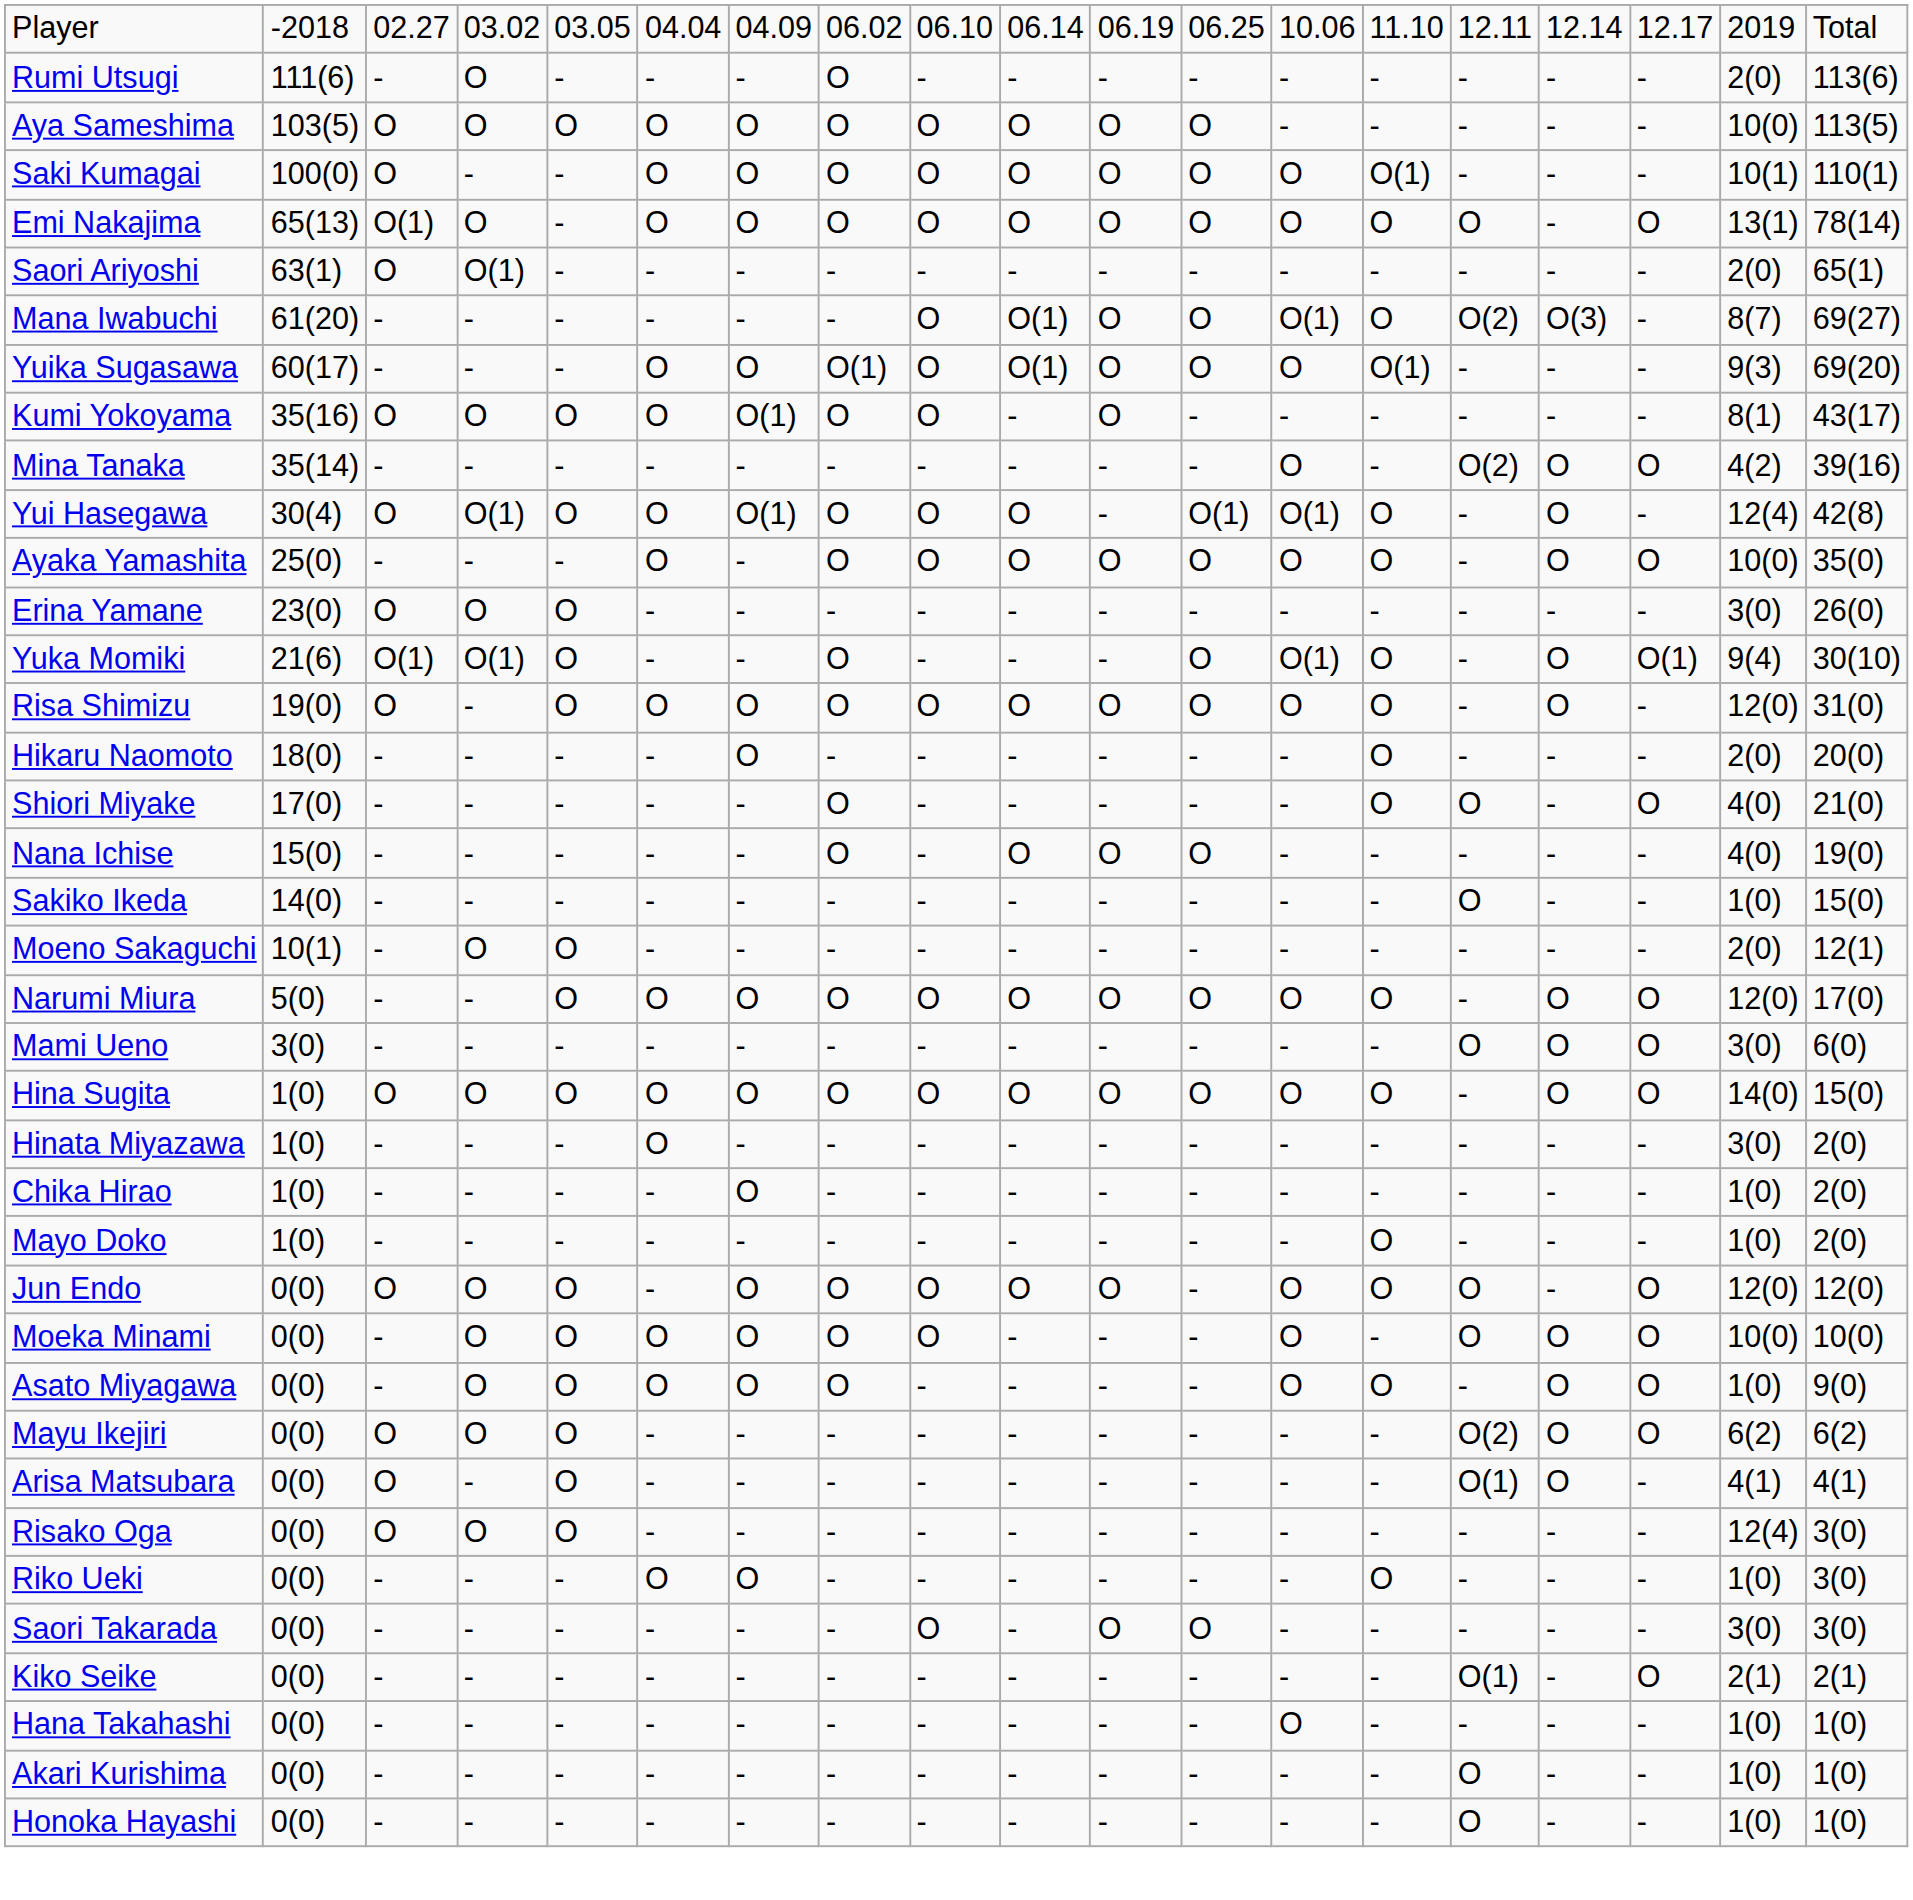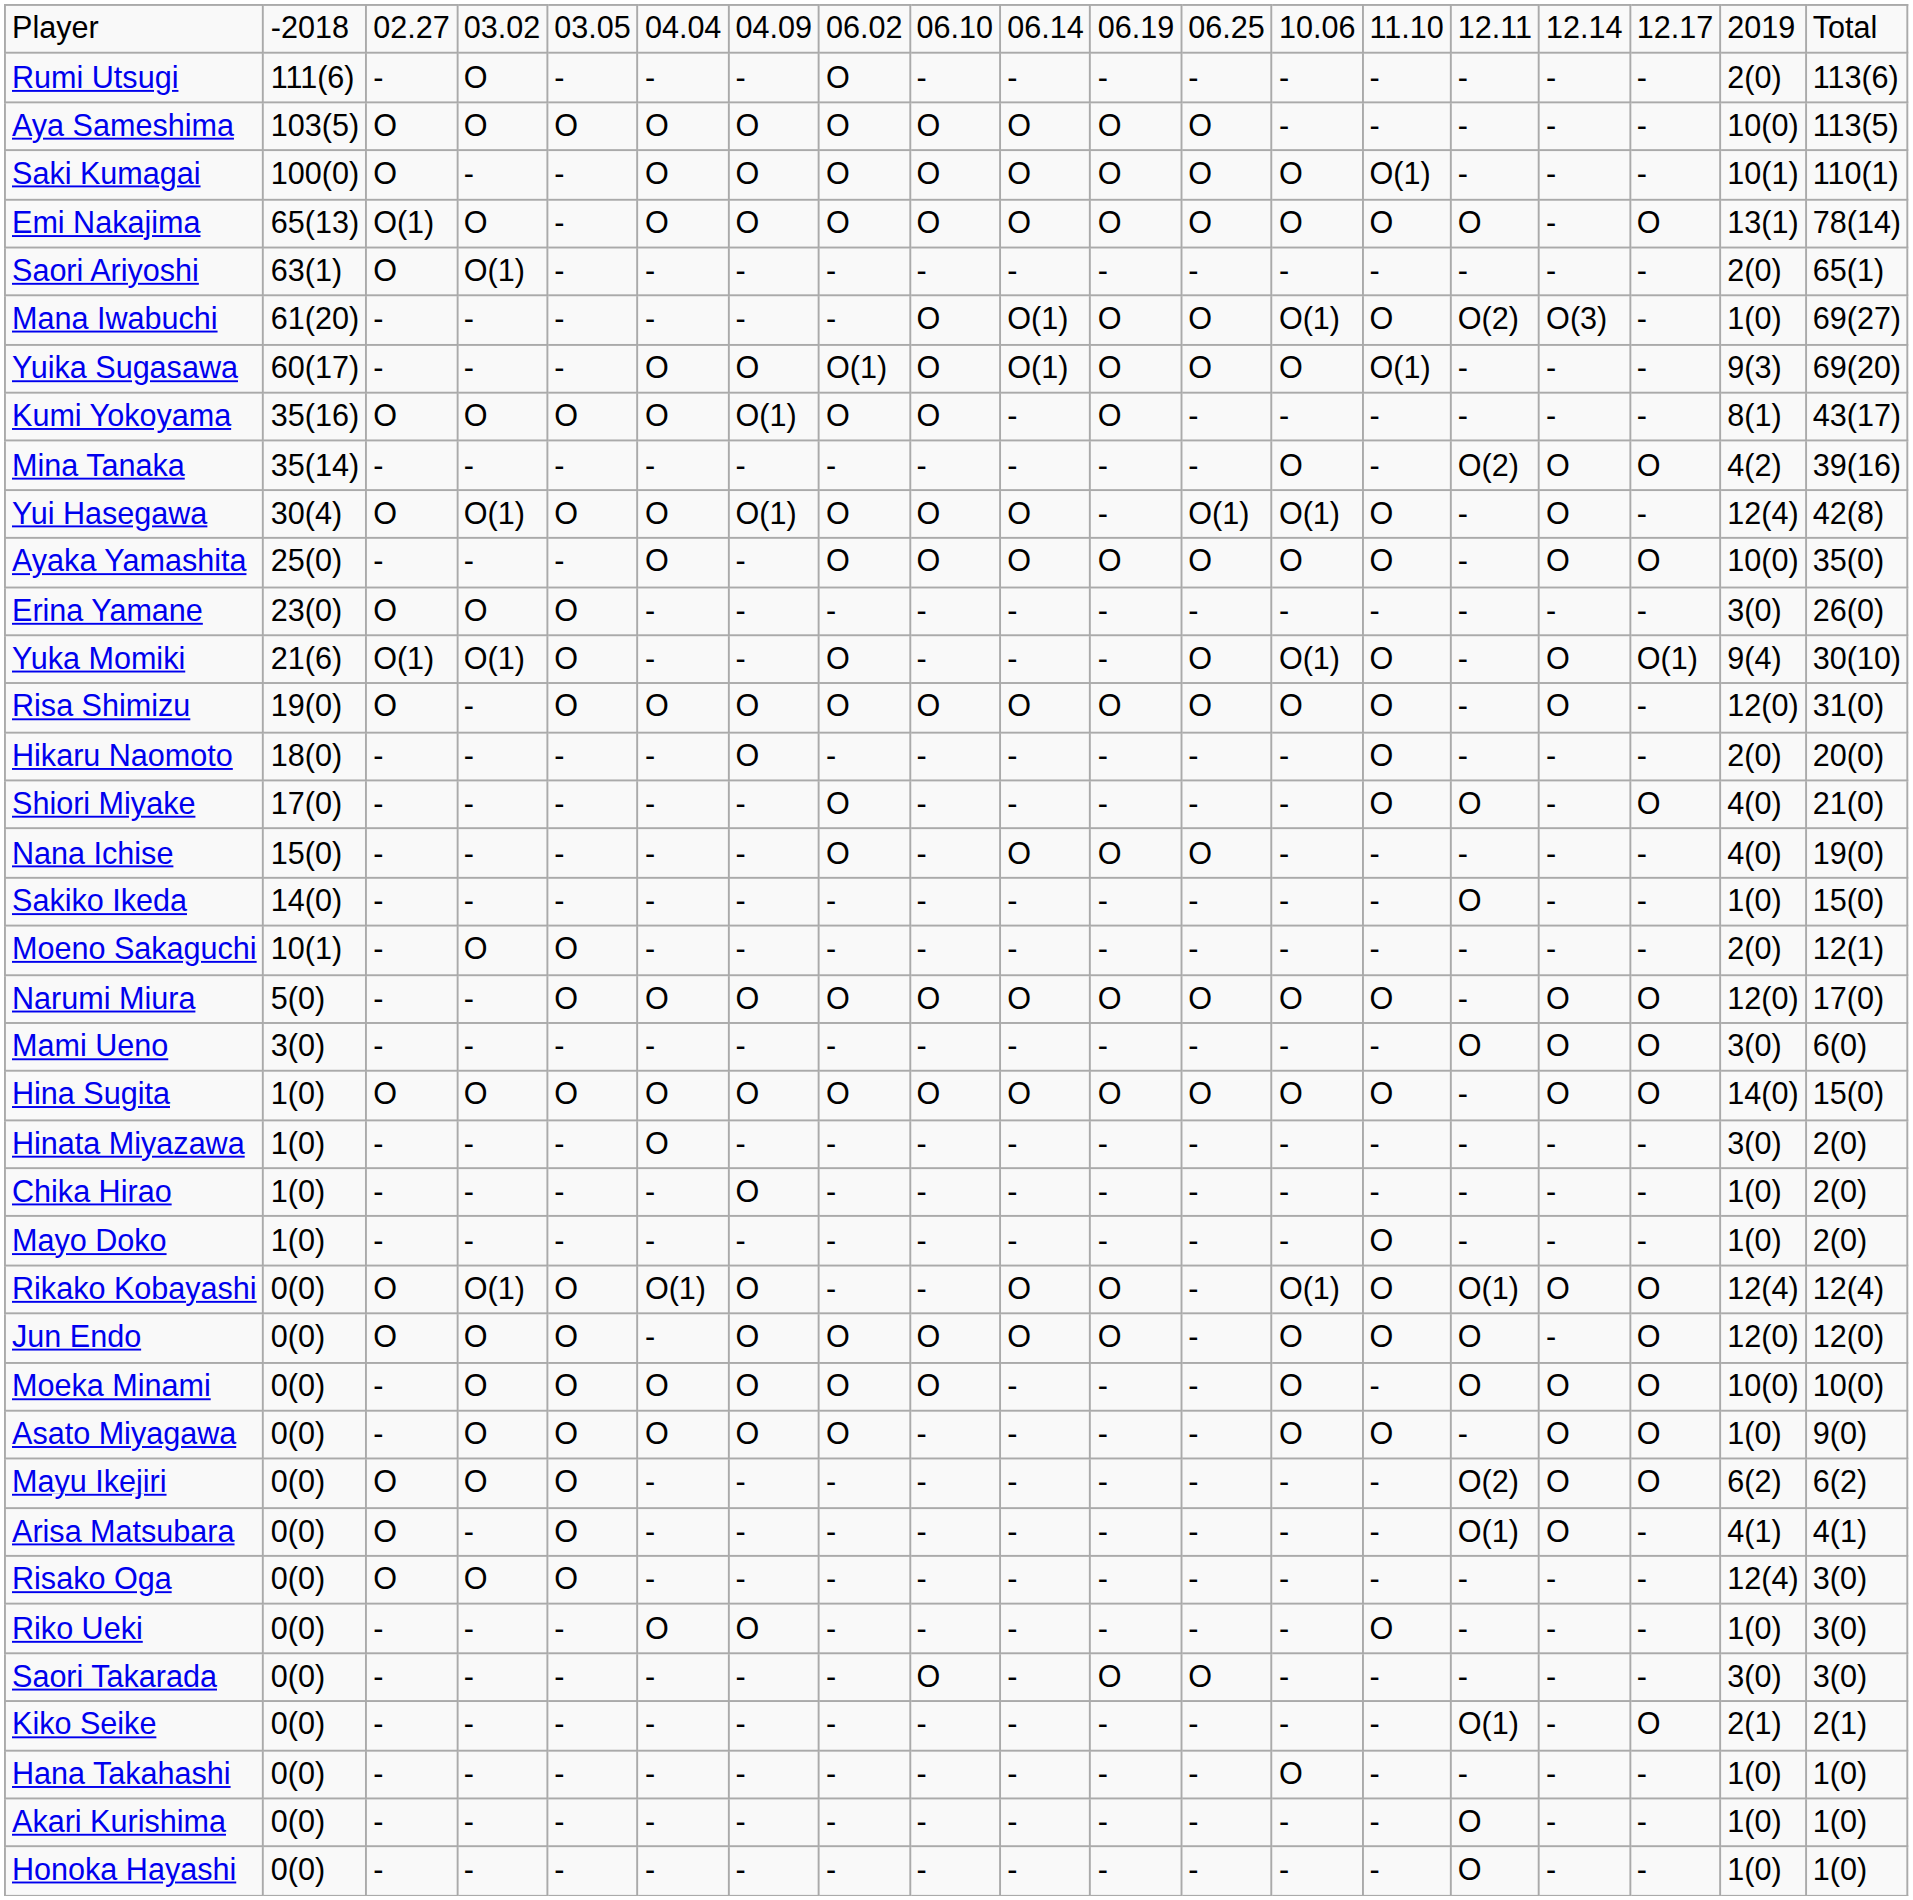(1754, 319) 8(7) -> (1754, 319) 1(0)
+ row: (134, 1288)
